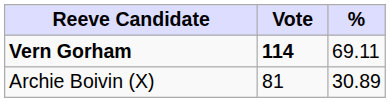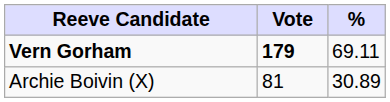(278, 50) 114 -> (278, 50) 179
